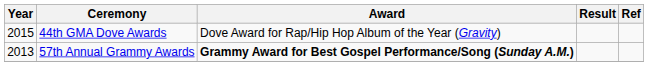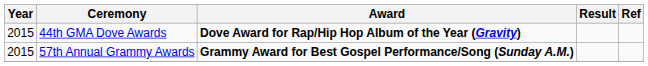(350, 33) normal -> (360, 33) bold
(20, 52) 2013 -> (20, 52) 2015
